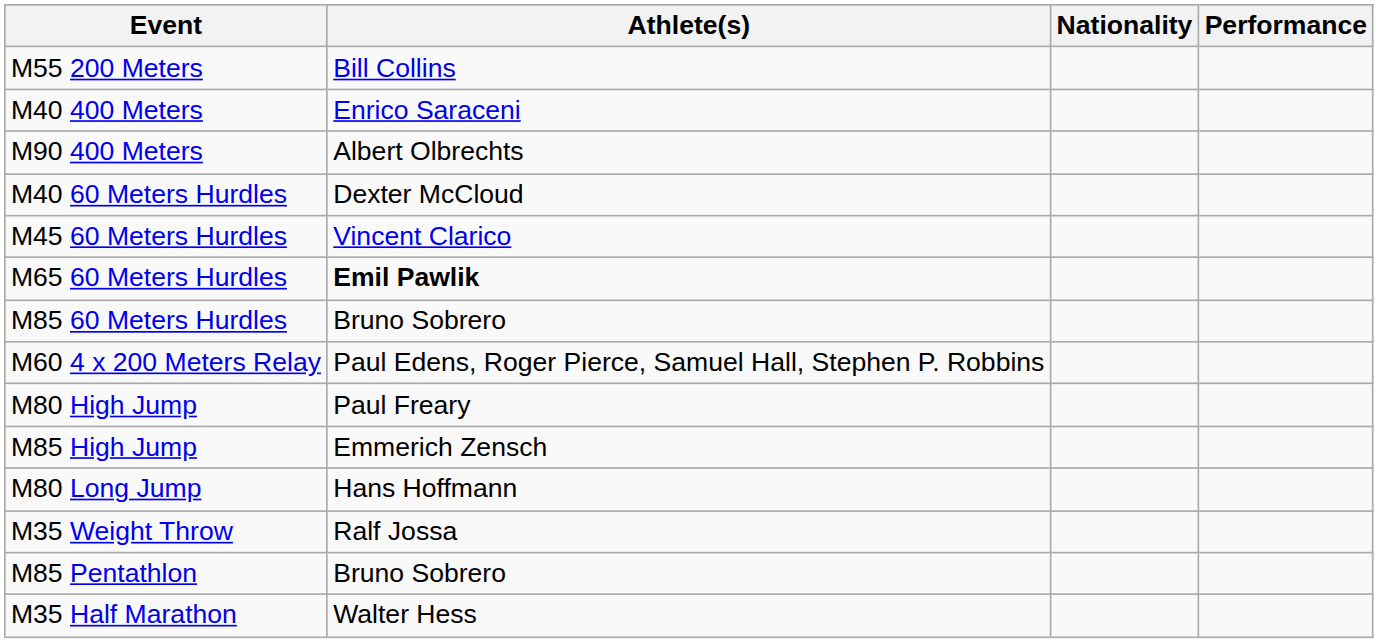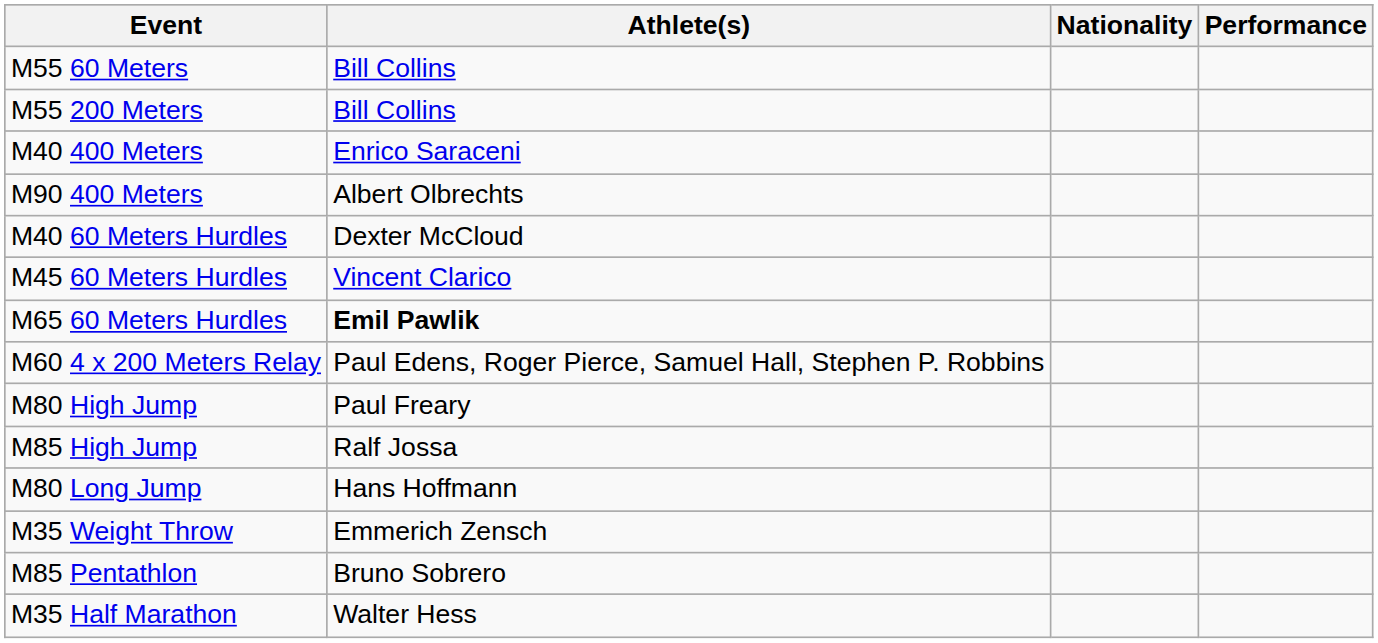+ row: (100, 67)
- row: (149, 320)
(440, 446) Emmerich Zensch -> (395, 446) Ralf Jossa
(395, 531) Ralf Jossa -> (440, 531) Emmerich Zensch
